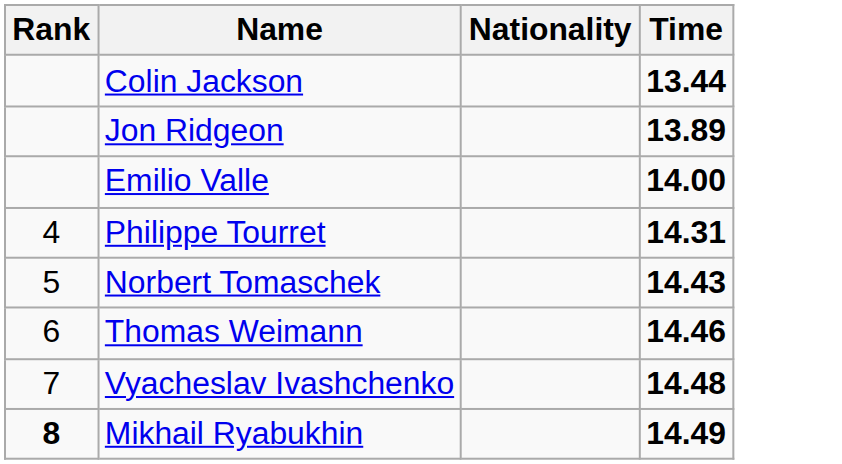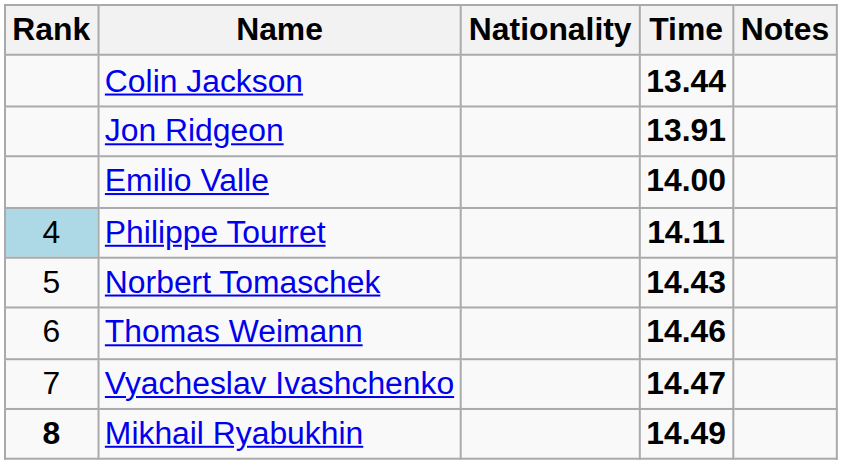+ column: (785, 29)
(686, 130) 13.89 -> (686, 130) 13.91
(51, 231) no background -> (51, 231) lightblue background
(686, 231) 14.31 -> (686, 231) 14.11
(686, 383) 14.48 -> (686, 383) 14.47
